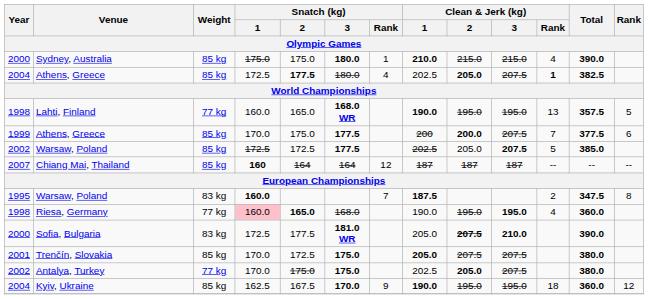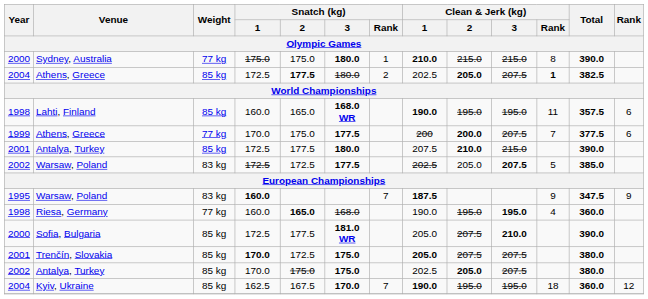(214, 59) 85 kg -> (214, 59) 77 kg
(553, 59) 4 -> (553, 59) 8
(386, 75) 4 -> (386, 75) 2
(214, 112) 77 kg -> (214, 112) 85 kg
(553, 112) 13 -> (553, 112) 11
(629, 112) 5 -> (629, 112) 6
(214, 133) 85 kg -> (214, 133) 77 kg
+ row: (19, 149)
(214, 149) 85 kg -> (214, 165) 83 kg
- row: (19, 165)
(553, 196) 2 -> (553, 196) 9
(629, 196) 8 -> (629, 196) 9
(257, 212) pink background -> (257, 212) no background
(214, 233) 83 kg -> (214, 233) 85 kg
(469, 233) bold -> (469, 233) normal
(257, 254) normal -> (257, 254) bold
(214, 270) 77 kg -> (214, 270) 85 kg
(386, 286) 9 -> (386, 286) 7
